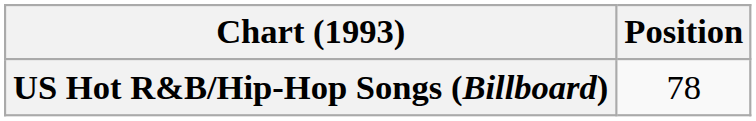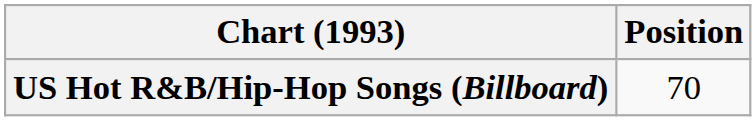(684, 86) 78 -> (684, 86) 70
